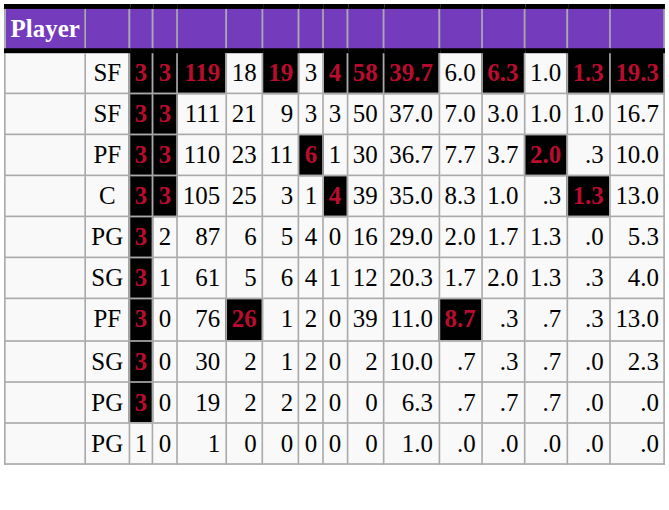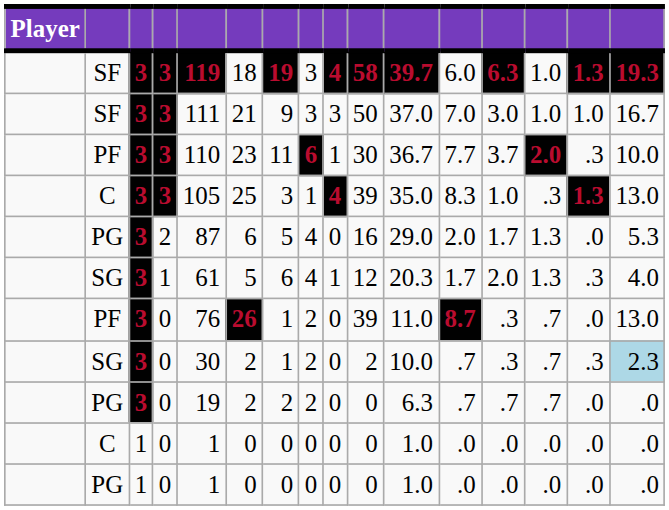(594, 319) .3 -> (594, 319) .0
(594, 360) .0 -> (594, 360) .3
(643, 360) no background -> (643, 360) lightblue background
+ row: (107, 442)
